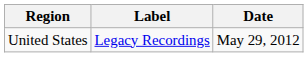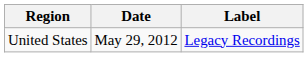columns swapped: (258, 16) <-> (152, 16)
